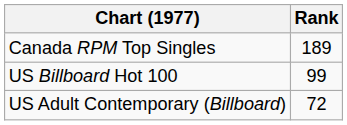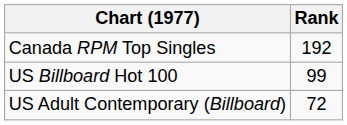(317, 47) 189 -> (317, 47) 192
